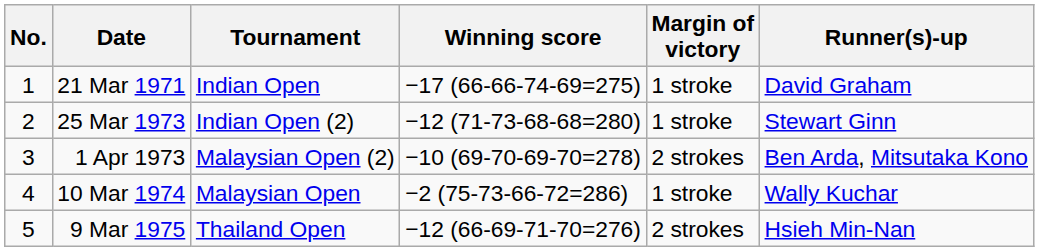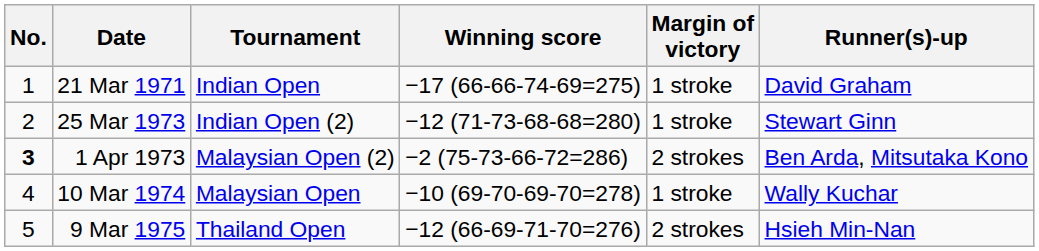(28, 157) normal -> (28, 157) bold
(523, 157) −10 (69-70-69-70=278) -> (517, 157) −2 (75-73-66-72=286)
(517, 193) −2 (75-73-66-72=286) -> (523, 193) −10 (69-70-69-70=278)
